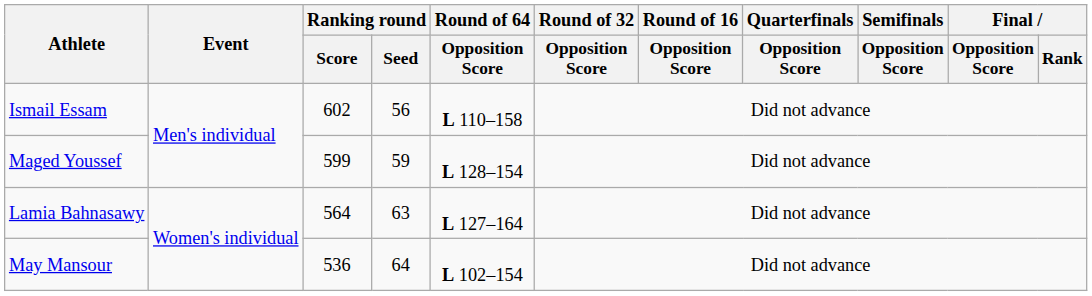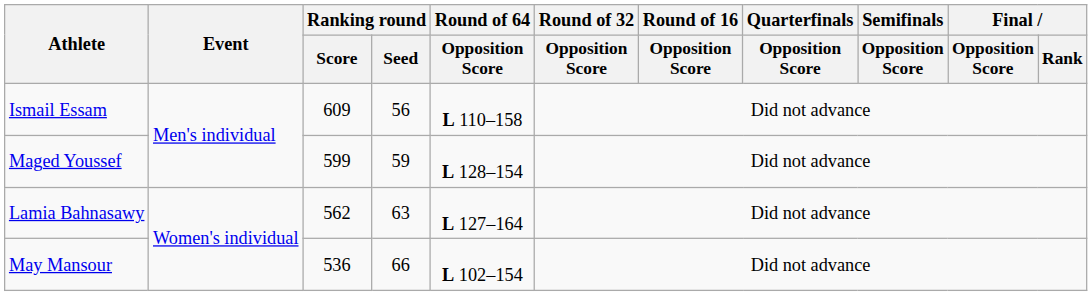(337, 109) 602 -> (337, 109) 609
(337, 213) 564 -> (337, 213) 562
(401, 265) 64 -> (401, 265) 66
